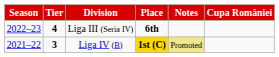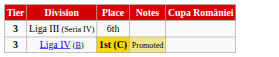- column: (24, 12)
(54, 29) 4 -> (16, 29) 3
(152, 29) bold -> (113, 29) normal
